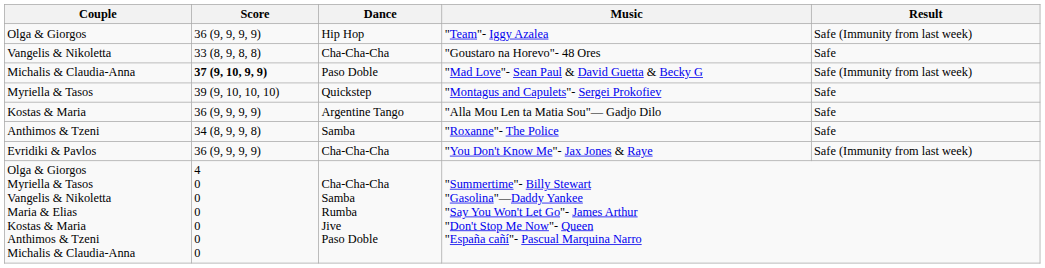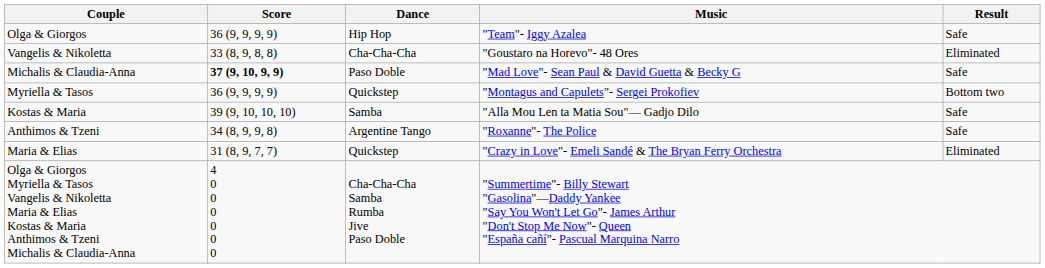(893, 33) Safe (Immunity from last week) -> (957, 33) Safe
(825, 53) Safe -> (973, 53) Eliminated
(893, 72) Safe (Immunity from last week) -> (957, 72) Safe
(237, 92) 39 (9, 10, 10, 10) -> (244, 92) 36 (9, 9, 9, 9)
(825, 92) Safe -> (975, 92) Bottom two
(228, 111) 36 (9, 9, 9, 9) -> (253, 111) 39 (9, 10, 10, 10)
(363, 111) Argentine Tango -> (365, 111) Samba
(338, 131) Samba -> (390, 131) Argentine Tango
+ row: (42, 151)
- row: (52, 151)
